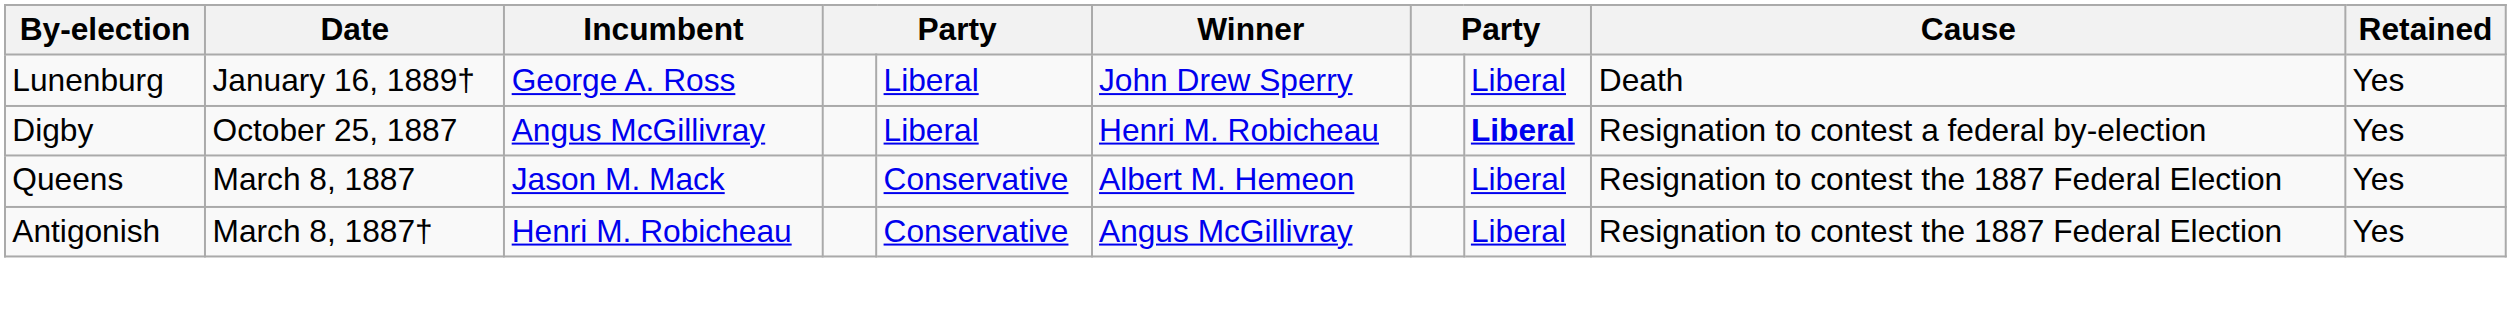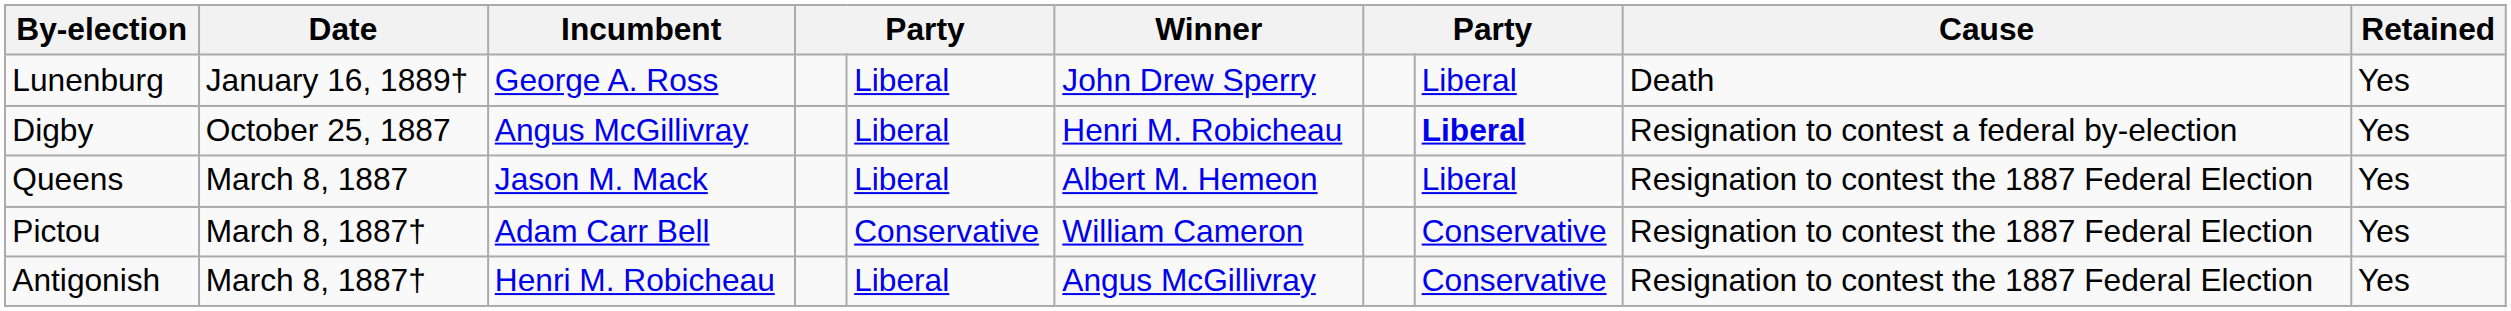(976, 180) Conservative -> (902, 180) Liberal
+ row: (56, 230)
(976, 230) Conservative -> (902, 280) Liberal
(1518, 230) Liberal -> (1514, 280) Conservative
